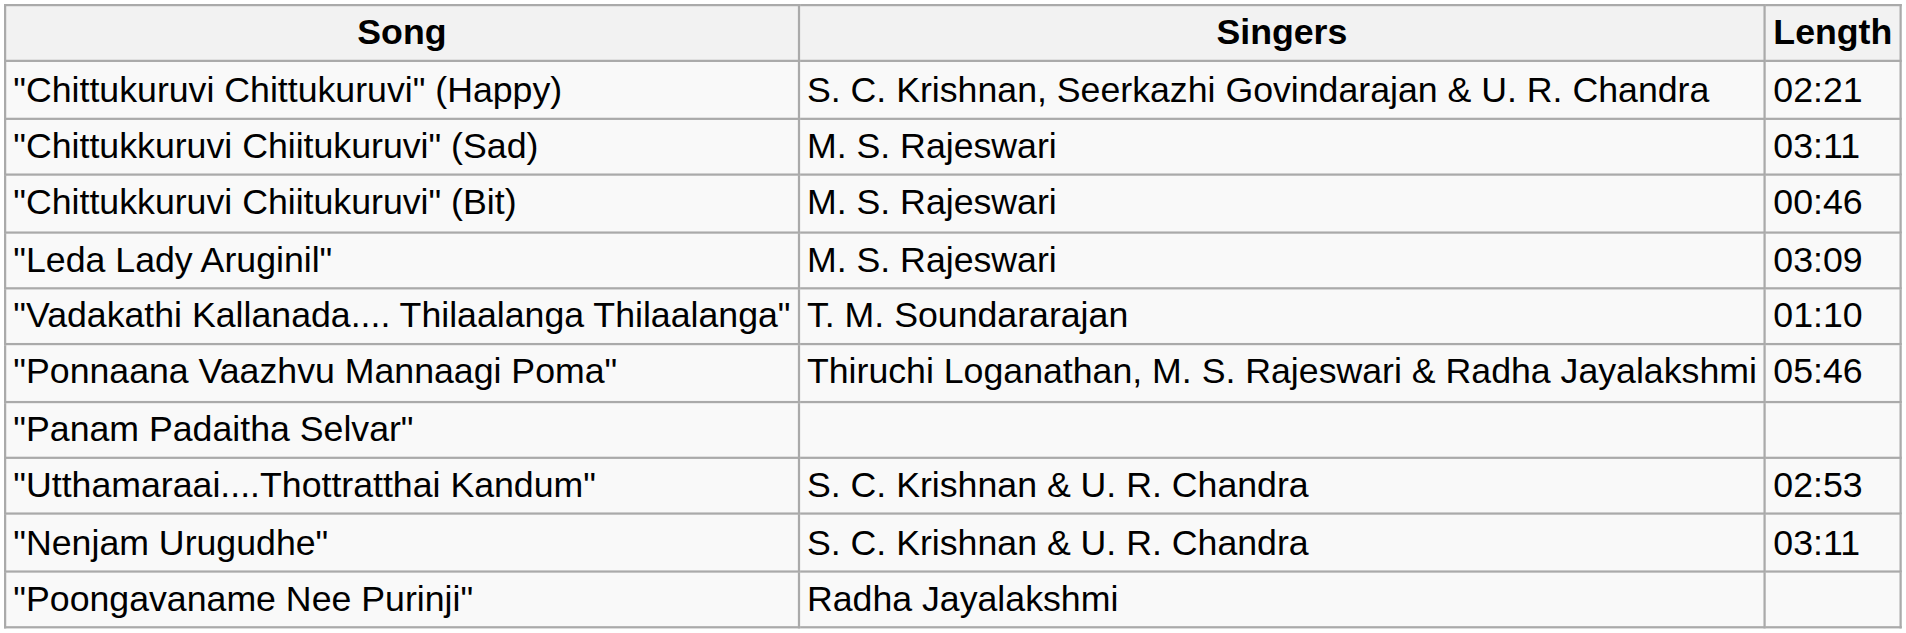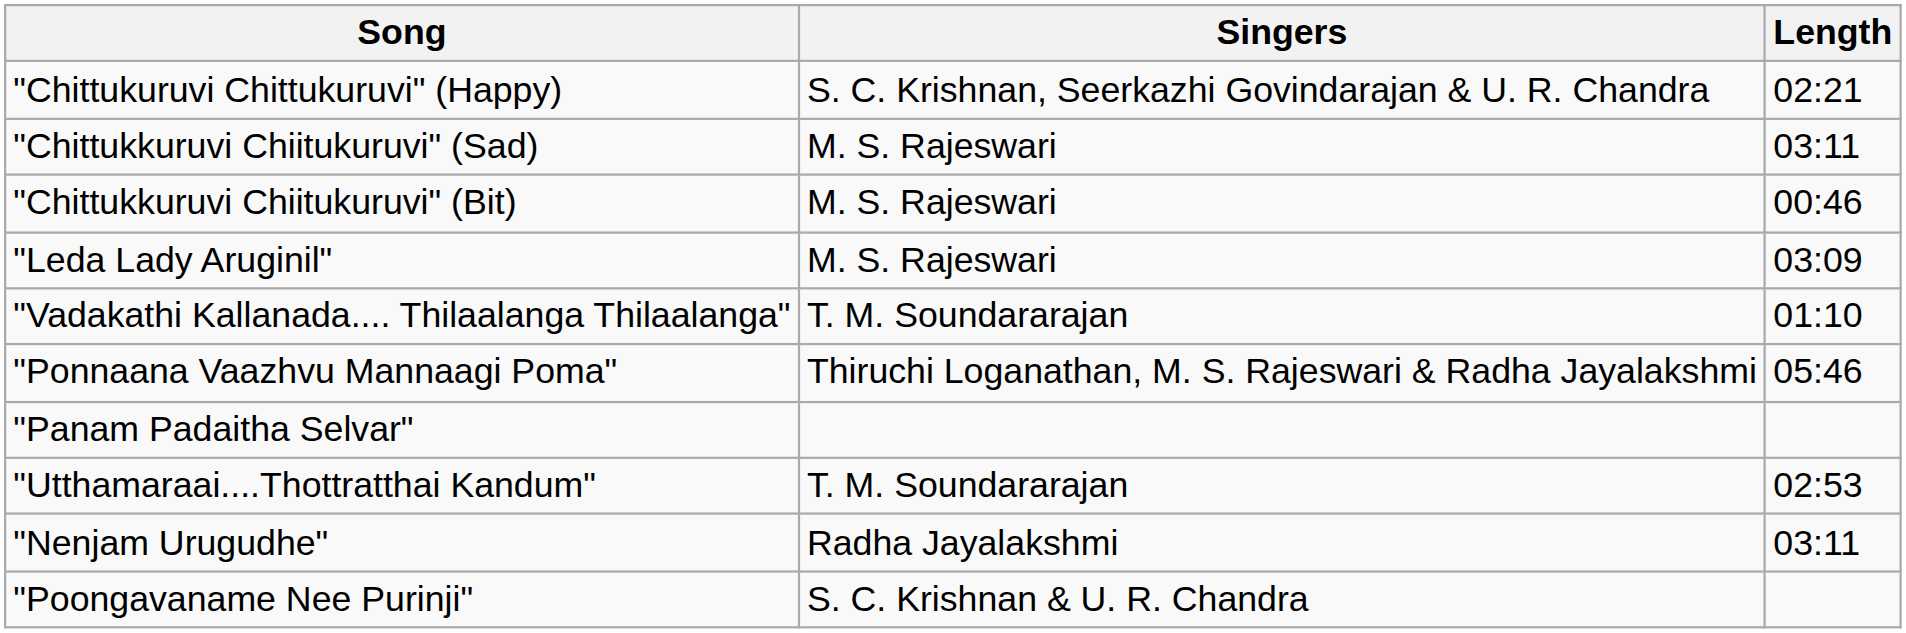(1058, 485) S. C. Krishnan & U. R. Chandra -> (968, 485) T. M. Soundararajan
(1058, 542) S. C. Krishnan & U. R. Chandra -> (963, 542) Radha Jayalakshmi
(963, 598) Radha Jayalakshmi -> (1058, 598) S. C. Krishnan & U. R. Chandra
